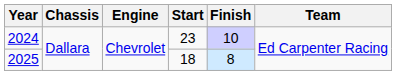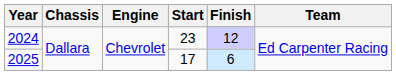(231, 38) 10 -> (231, 38) 12
(188, 60) 18 -> (188, 60) 17
(231, 60) 8 -> (231, 60) 6
